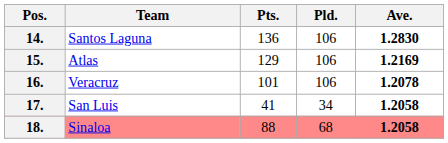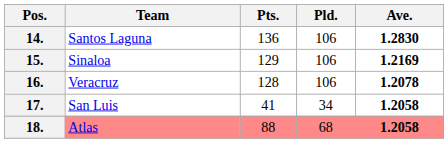(83, 60) Atlas -> (89, 60) Sinaloa
(268, 82) 101 -> (268, 82) 128
(89, 127) Sinaloa -> (83, 127) Atlas
